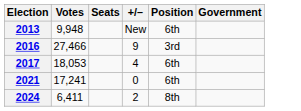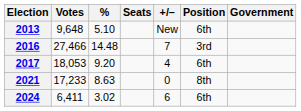+ column: (105, 13)
(70, 30) 9,948 -> (70, 30) 9,648
(135, 47) 9 -> (167, 47) 7
(70, 81) 17,241 -> (70, 81) 17,233
(172, 81) 6th -> (204, 81) 8th
(135, 98) 2 -> (167, 98) 6
(172, 98) 8th -> (204, 98) 6th
